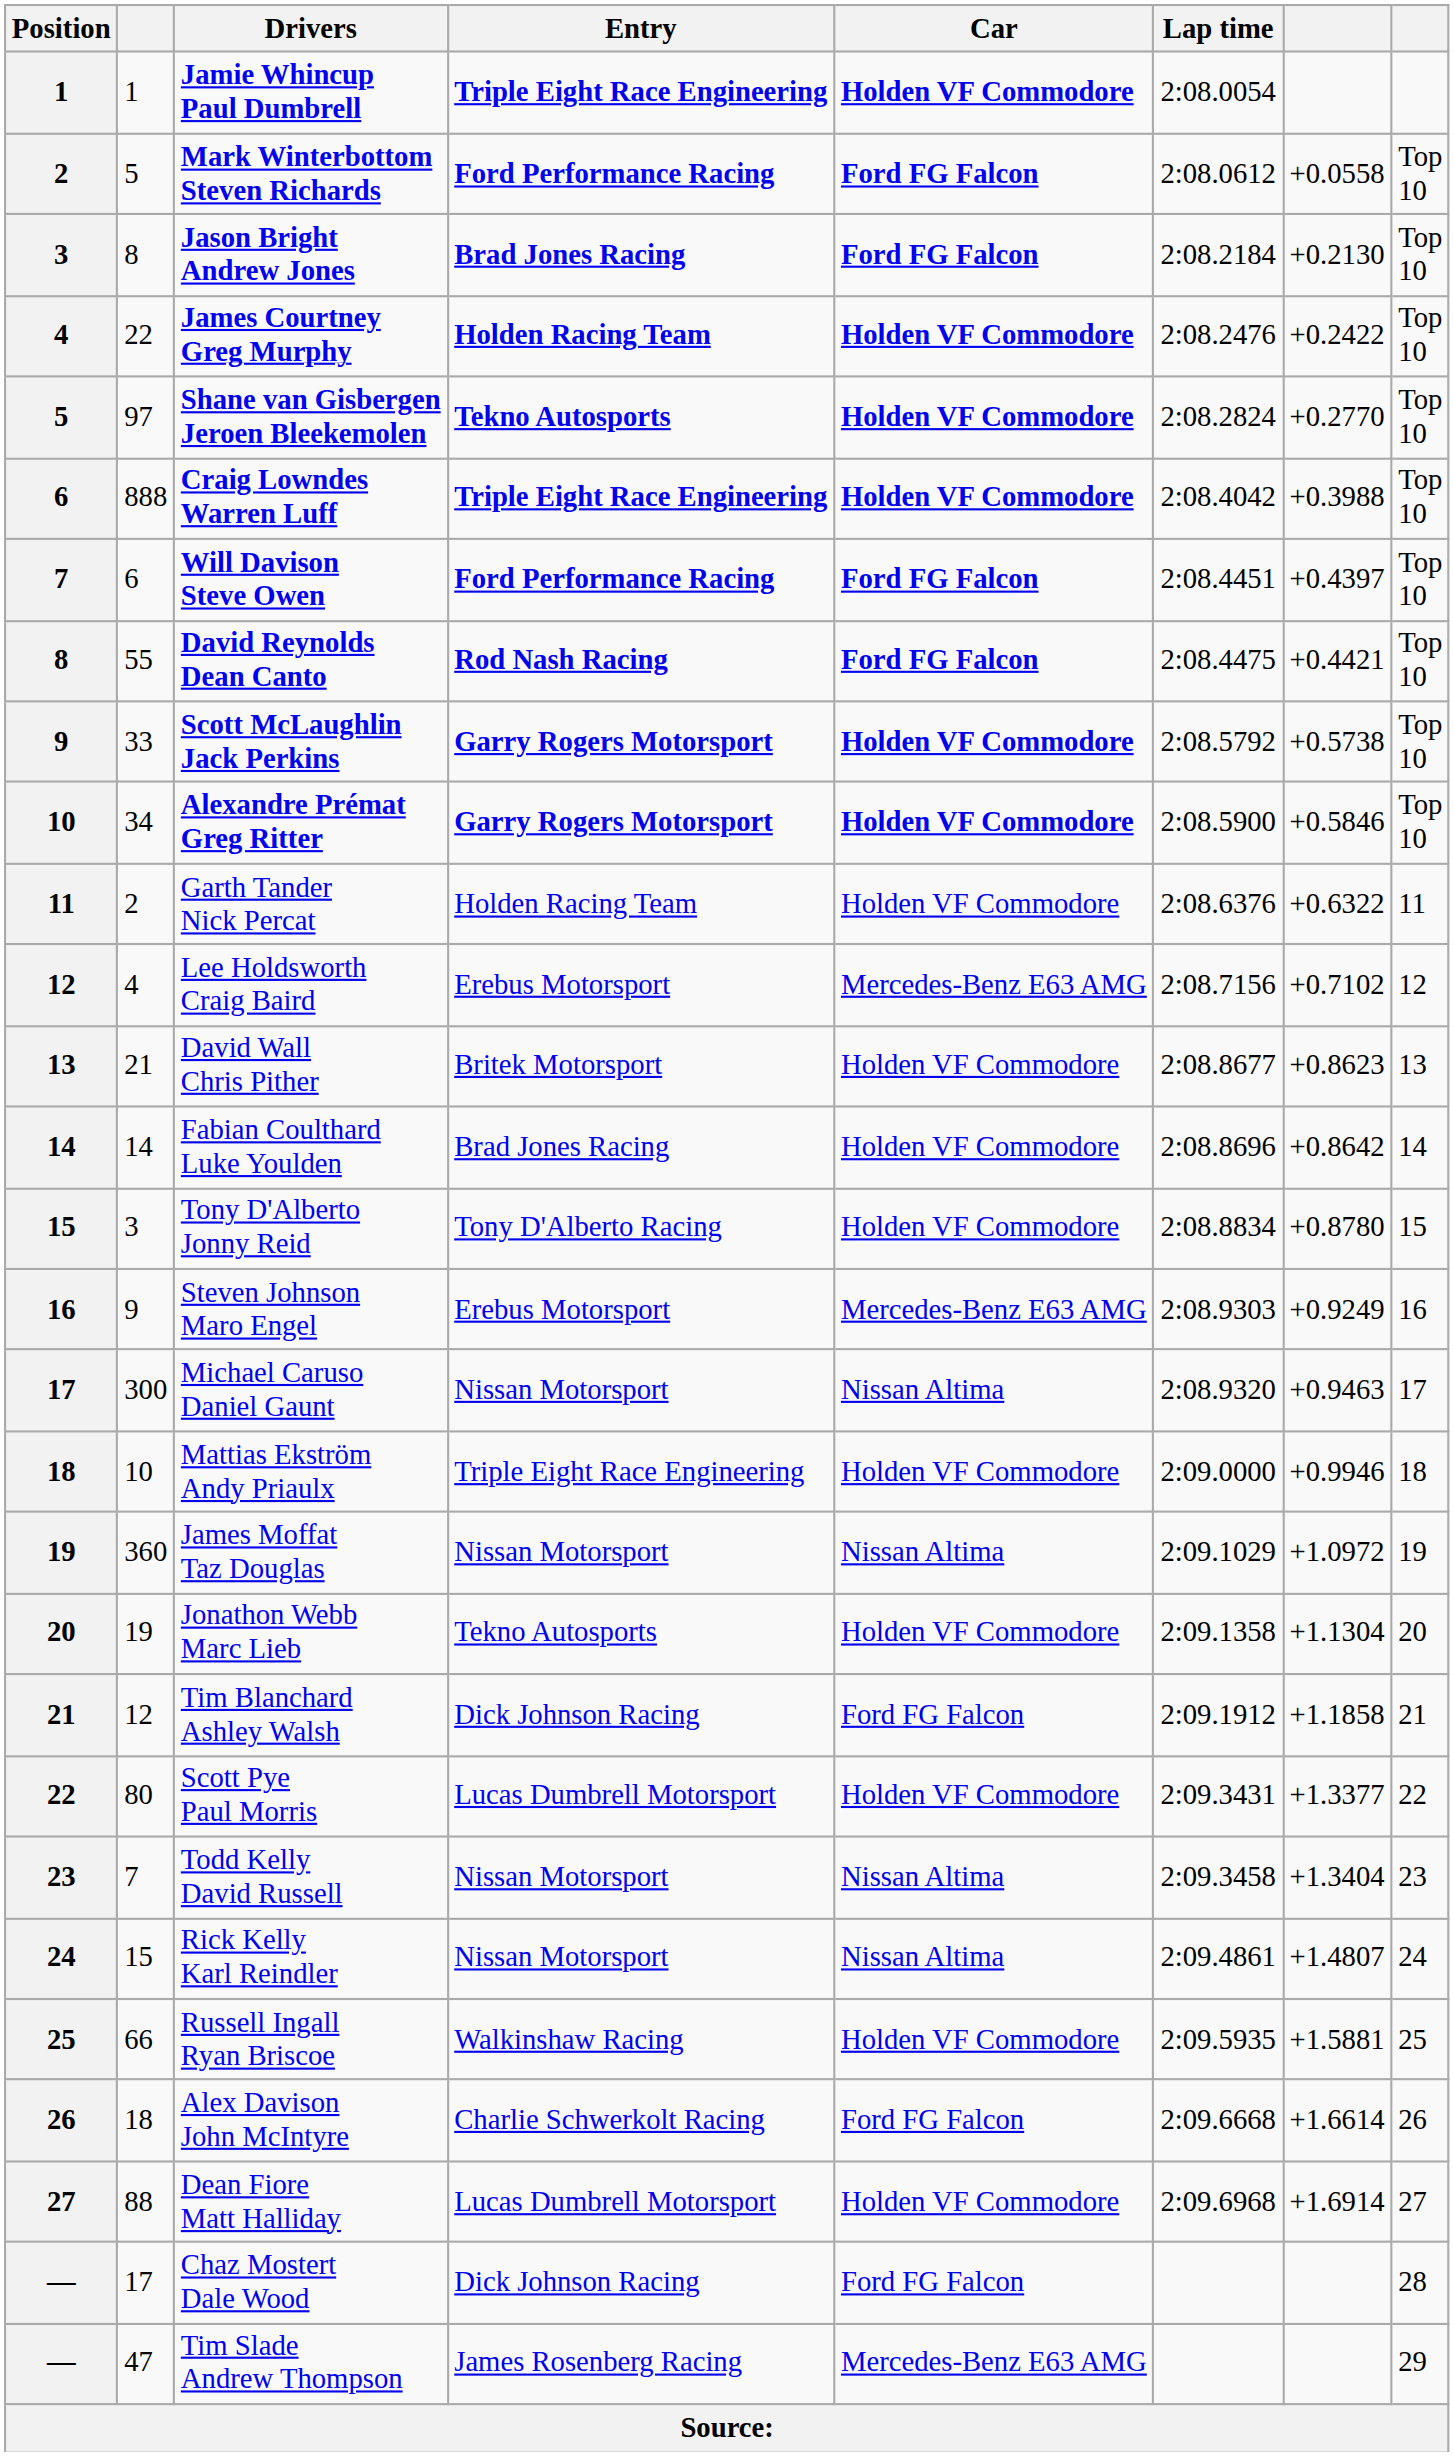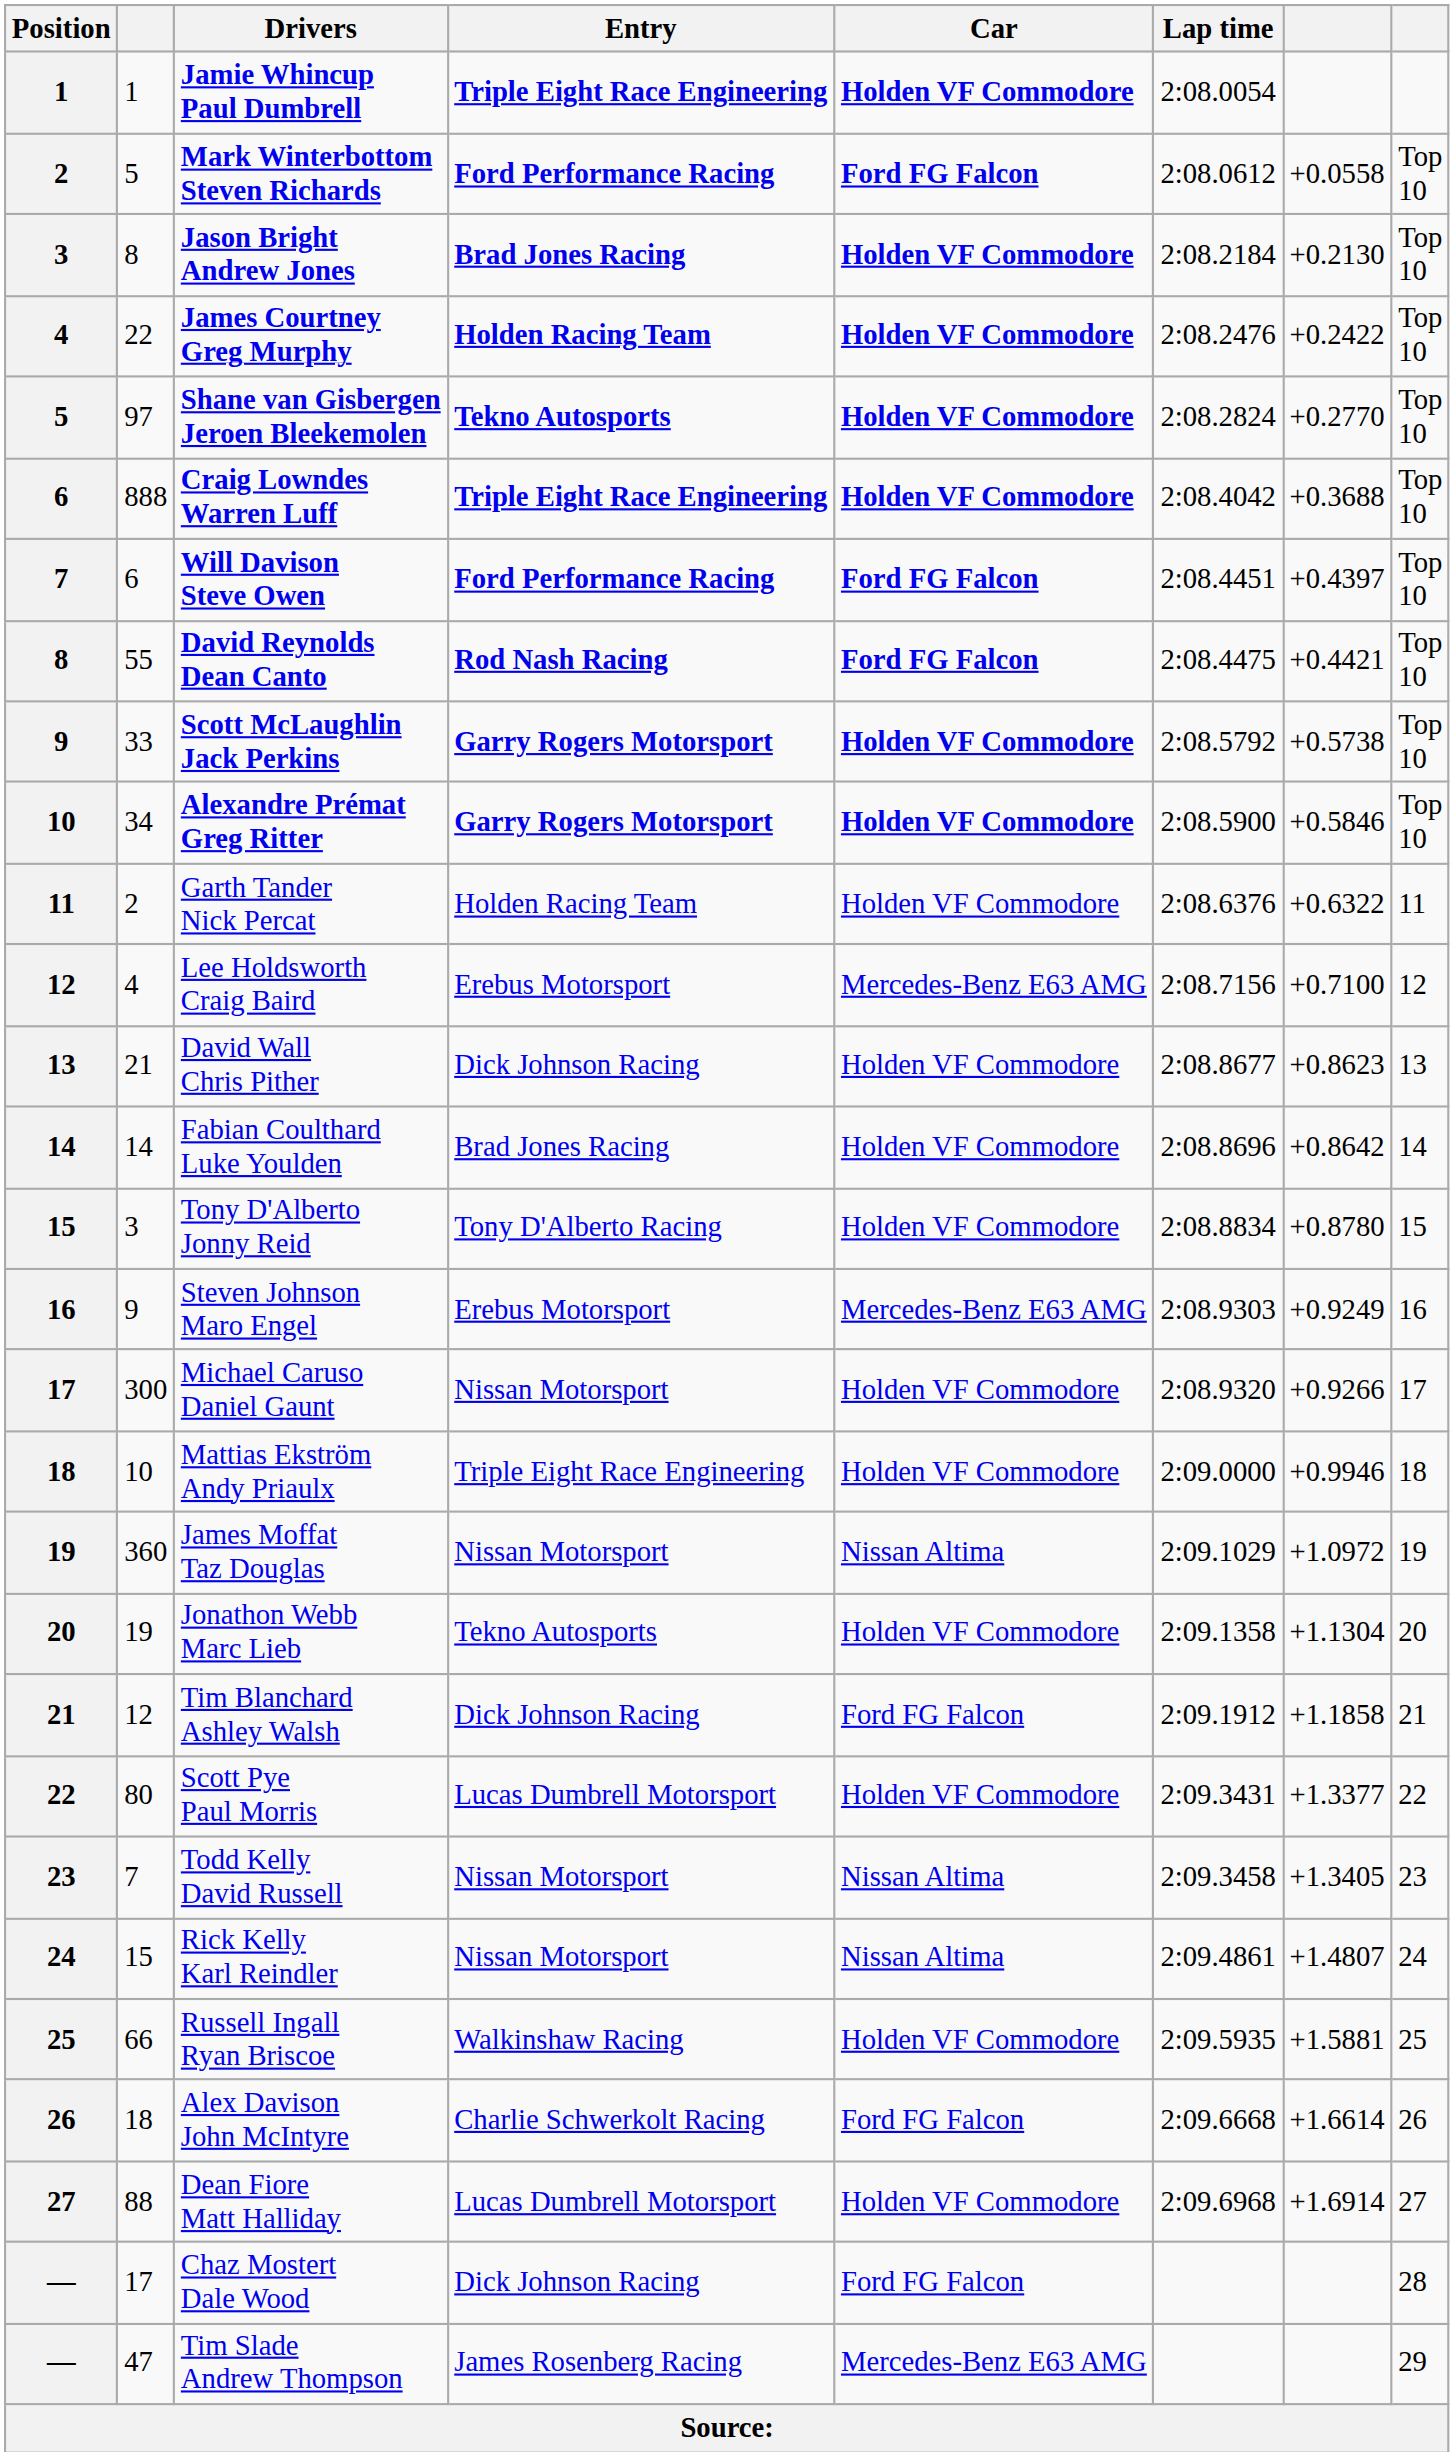(940, 254) Ford FG Falcon -> (987, 254) Holden VF Commodore
(1337, 497) +0.3988 -> (1337, 497) +0.3688
(1337, 984) +0.7102 -> (1337, 984) +0.7100
(558, 1065) Britek Motorsport -> (577, 1065) Dick Johnson Racing
(923, 1389) Nissan Altima -> (980, 1389) Holden VF Commodore
(1337, 1389) +0.9463 -> (1337, 1389) +0.9266
(1337, 1876) +1.3404 -> (1337, 1876) +1.3405
